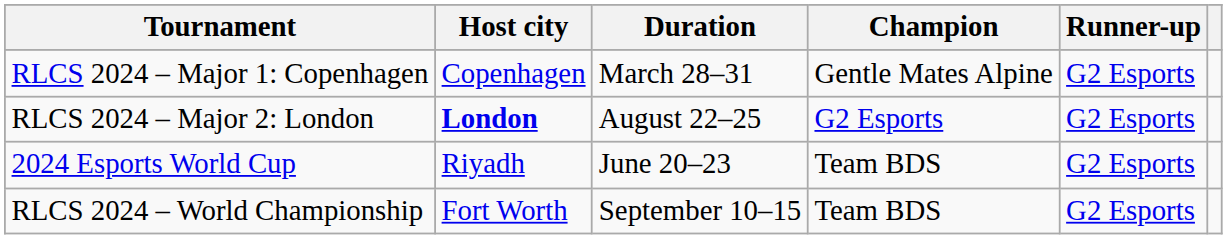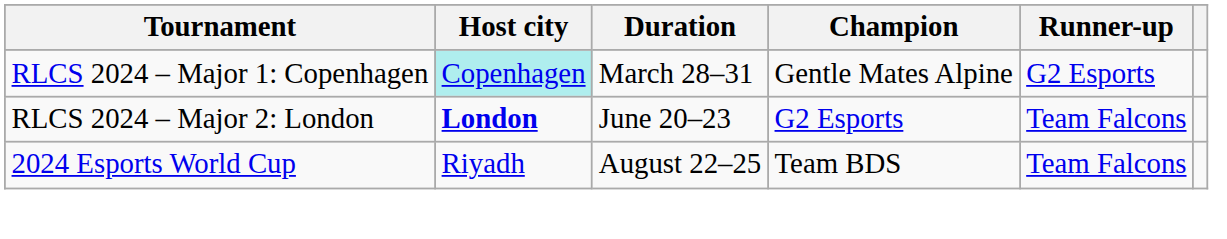(514, 73) no background -> (514, 73) paleturquoise background
(680, 118) August 22–25 -> (665, 118) June 20–23
(1131, 118) G2 Esports -> (1106, 118) Team Falcons
(665, 164) June 20–23 -> (680, 164) August 22–25
(1131, 164) G2 Esports -> (1106, 164) Team Falcons
- row: (217, 210)
